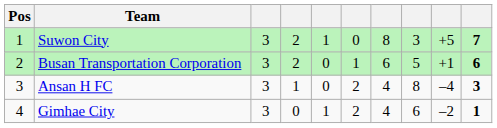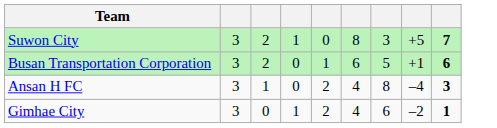- column: (20, 16)
